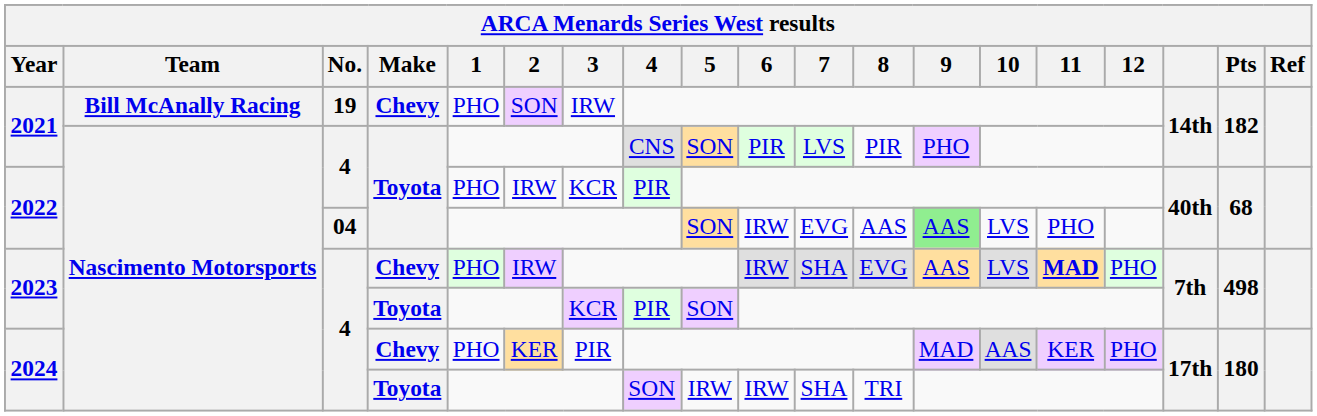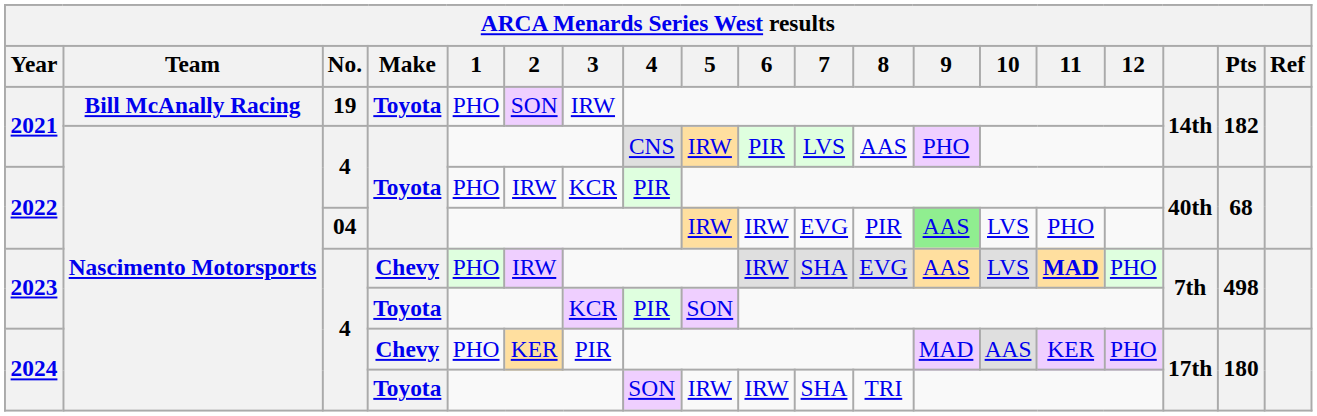(407, 105) Chevy -> (407, 105) Toyota
(710, 146) SON -> (710, 146) IRW
(883, 146) PIR -> (883, 146) AAS
(710, 227) SON -> (710, 227) IRW
(883, 227) AAS -> (883, 227) PIR
